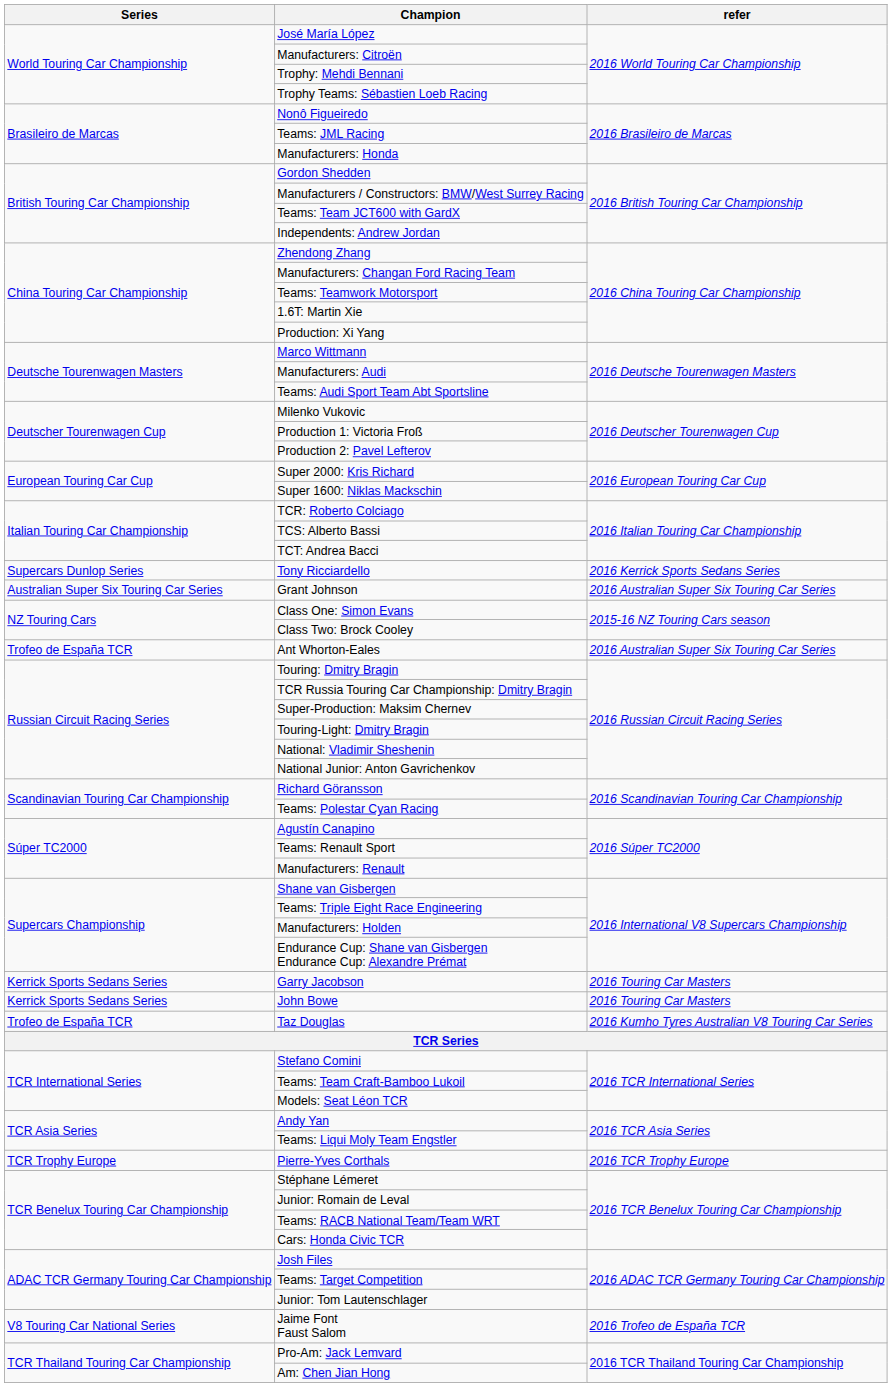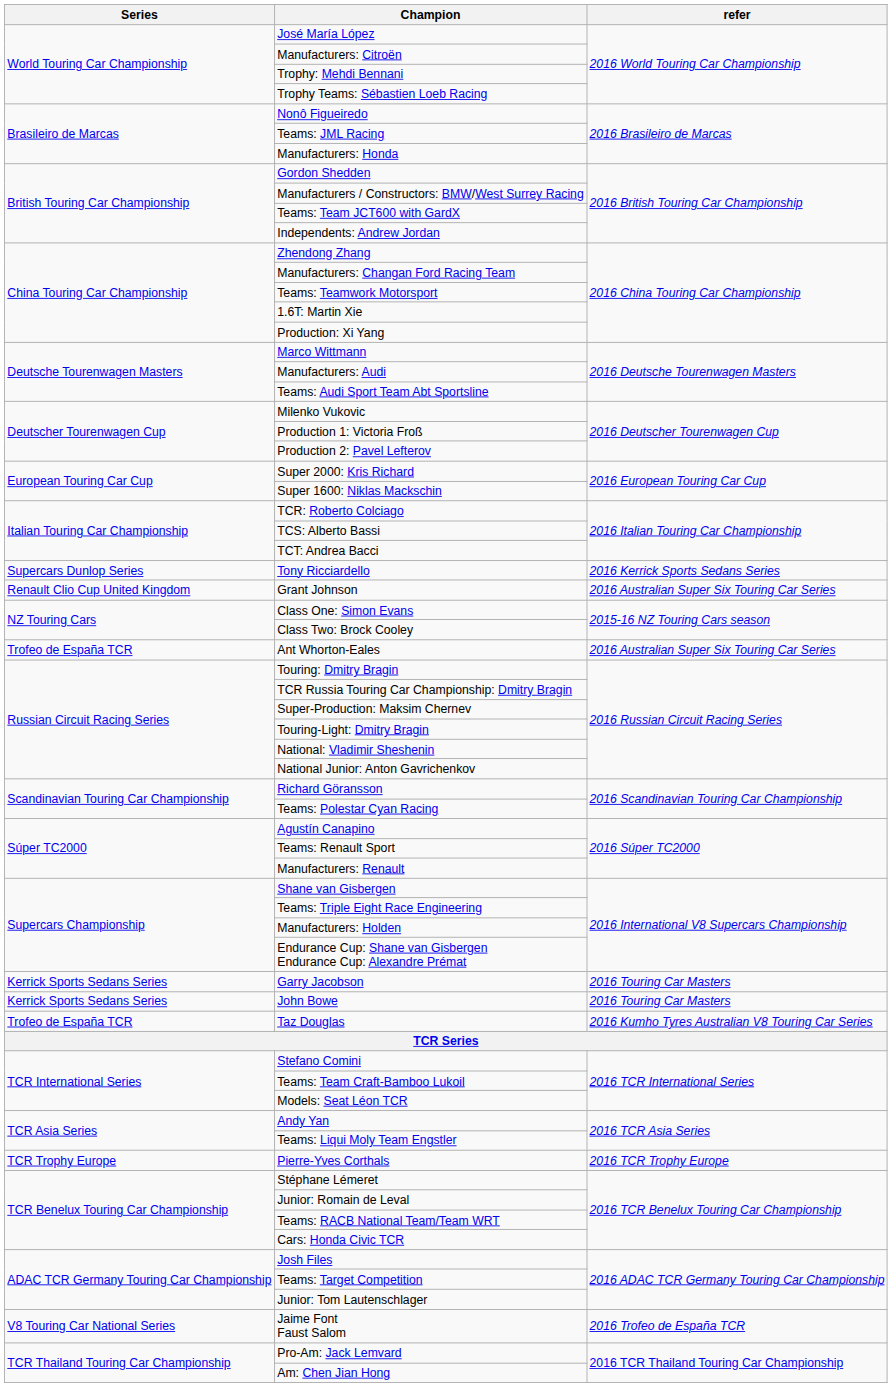(115, 590) Australian Super Six Touring Car Series -> (99, 590) Renault Clio Cup United Kingdom
